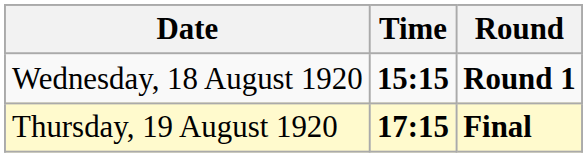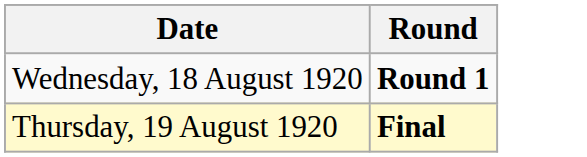- column: (413, 28)
